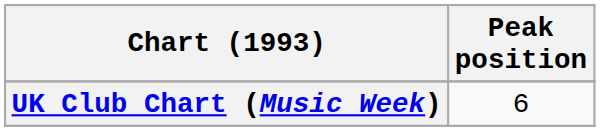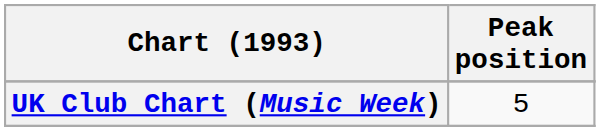(521, 104) 6 -> (521, 104) 5
